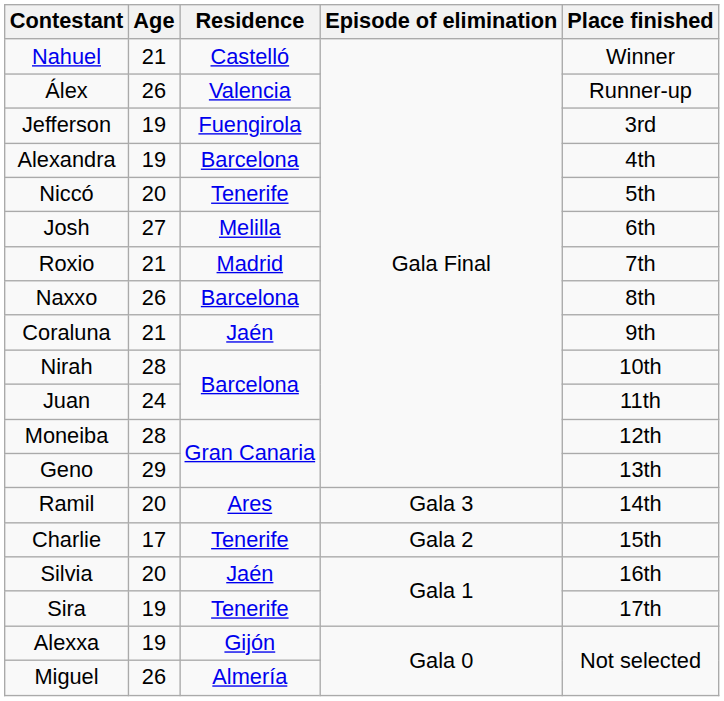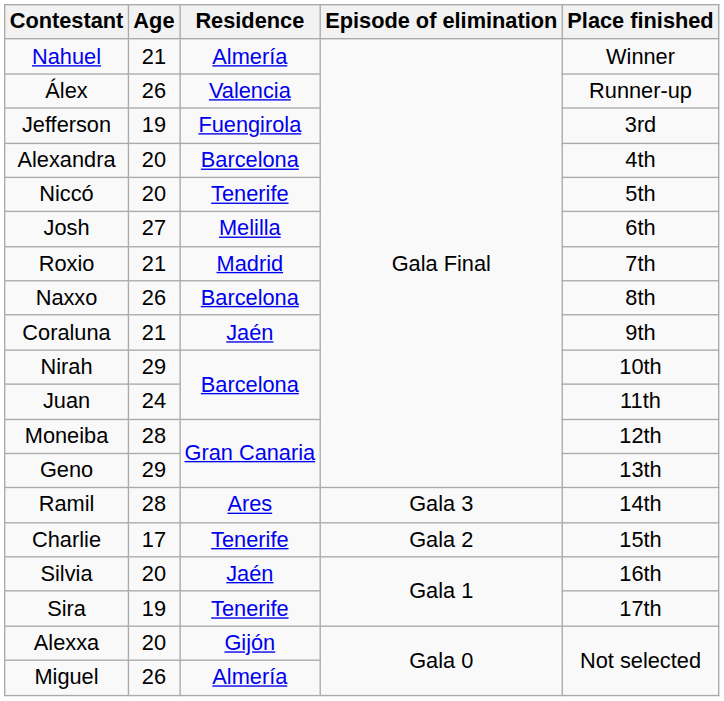(250, 56) Castelló -> (250, 56) Almería
(154, 159) 19 -> (154, 159) 20
(154, 366) 28 -> (154, 366) 29
(154, 504) 20 -> (154, 504) 28
(154, 642) 19 -> (154, 642) 20
